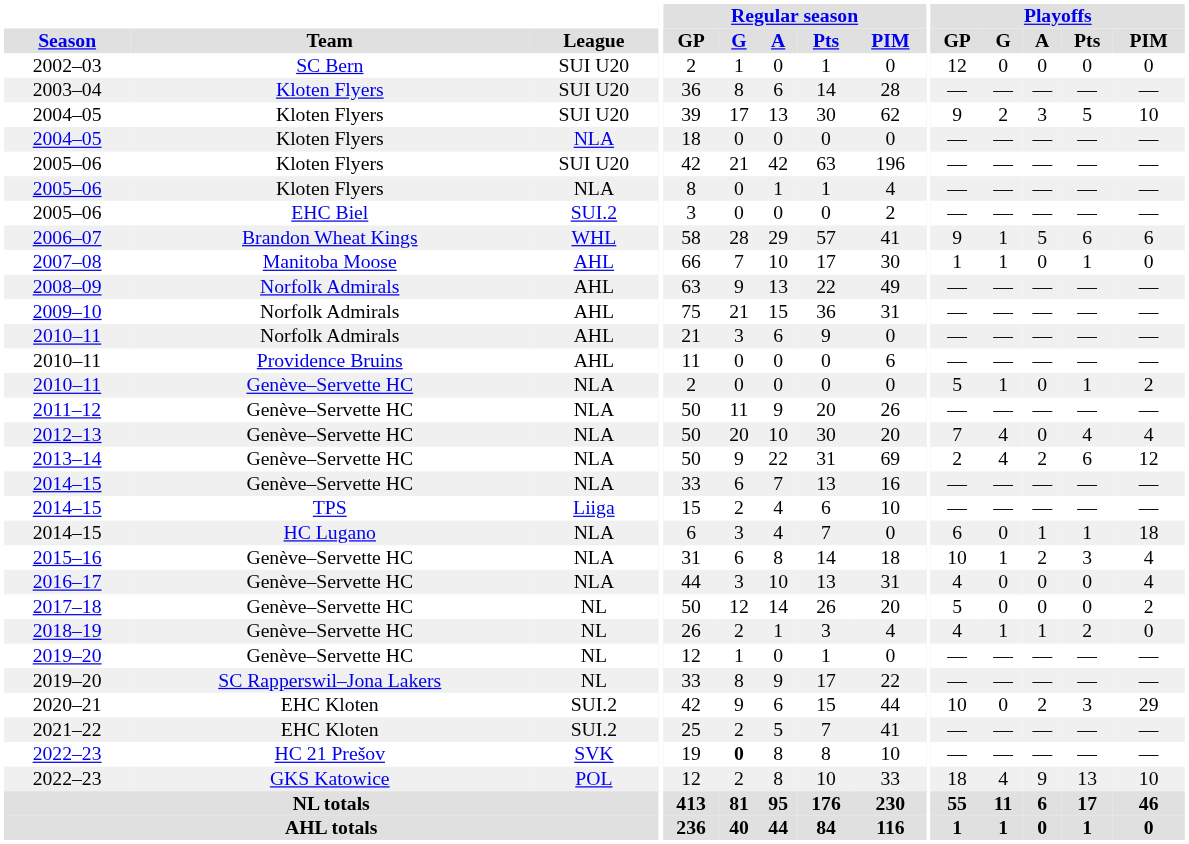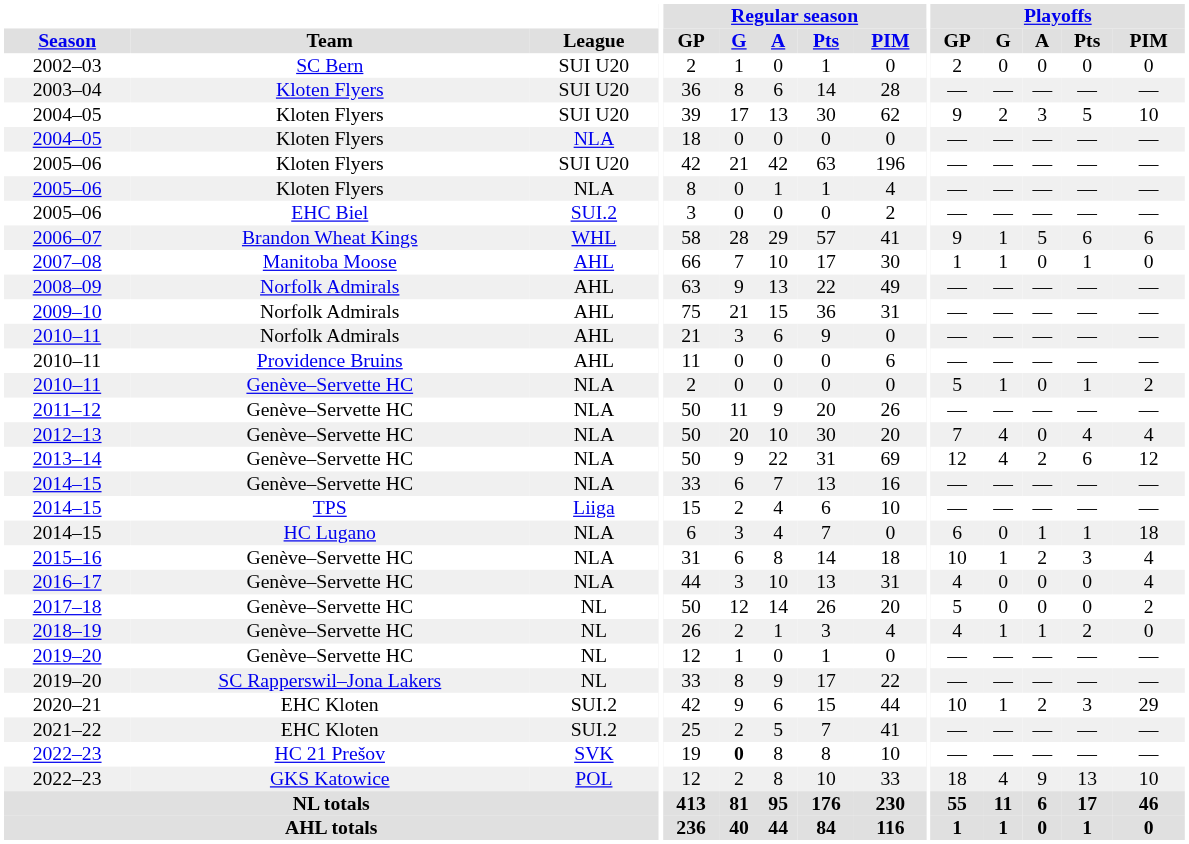(957, 65) 12 -> (957, 65) 2
(957, 458) 2 -> (957, 458) 12
(1003, 704) 0 -> (1003, 704) 1
